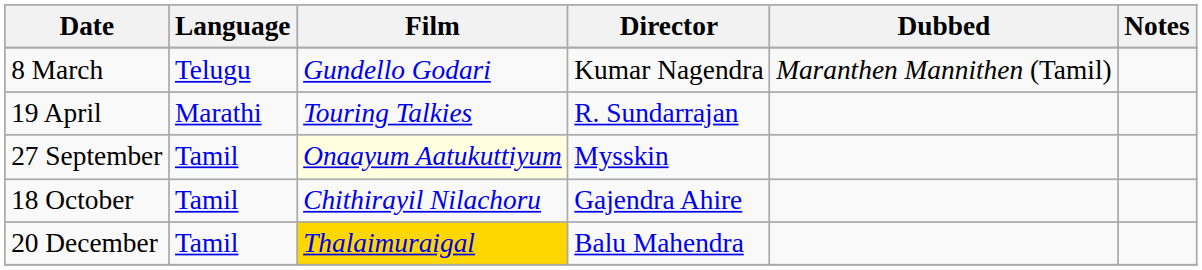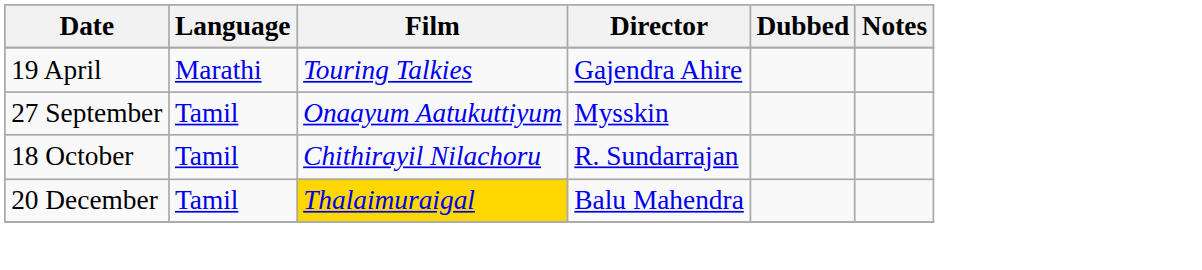- row: (57, 69)
(656, 112) R. Sundarrajan -> (658, 69) Gajendra Ahire
(432, 156) lightyellow background -> (432, 112) no background
(658, 199) Gajendra Ahire -> (656, 156) R. Sundarrajan
